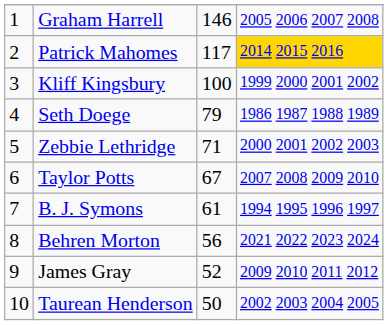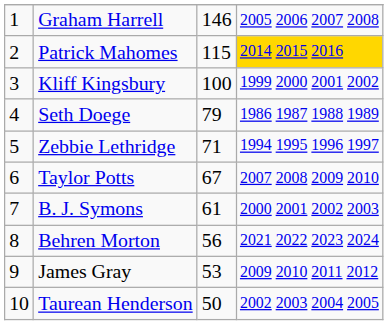(216, 51) 117 -> (216, 51) 115
(309, 146) 2000 2001 2002 2003 -> (309, 146) 1994 1995 1996 1997
(309, 209) 1994 1995 1996 1997 -> (309, 209) 2000 2001 2002 2003
(212, 271) 52 -> (212, 271) 53
